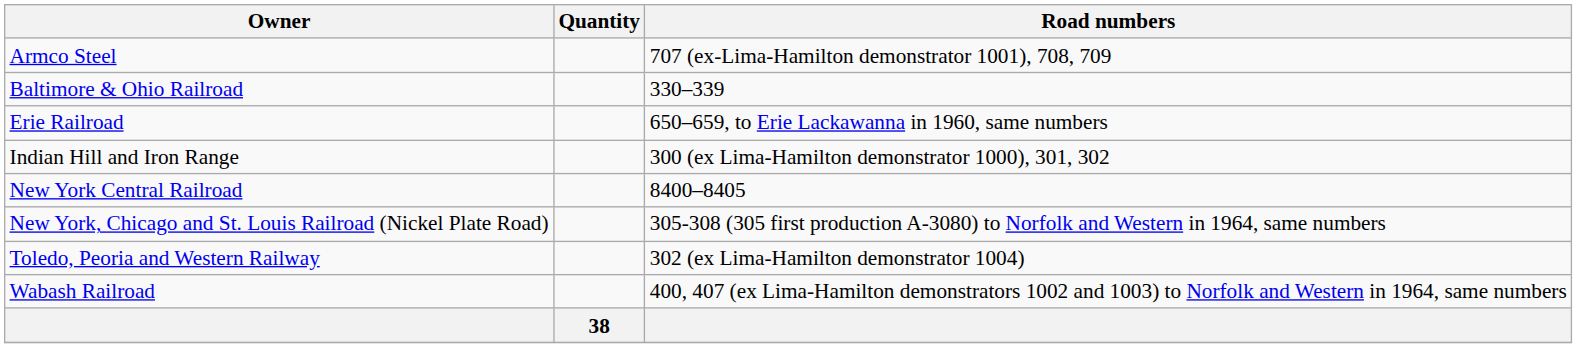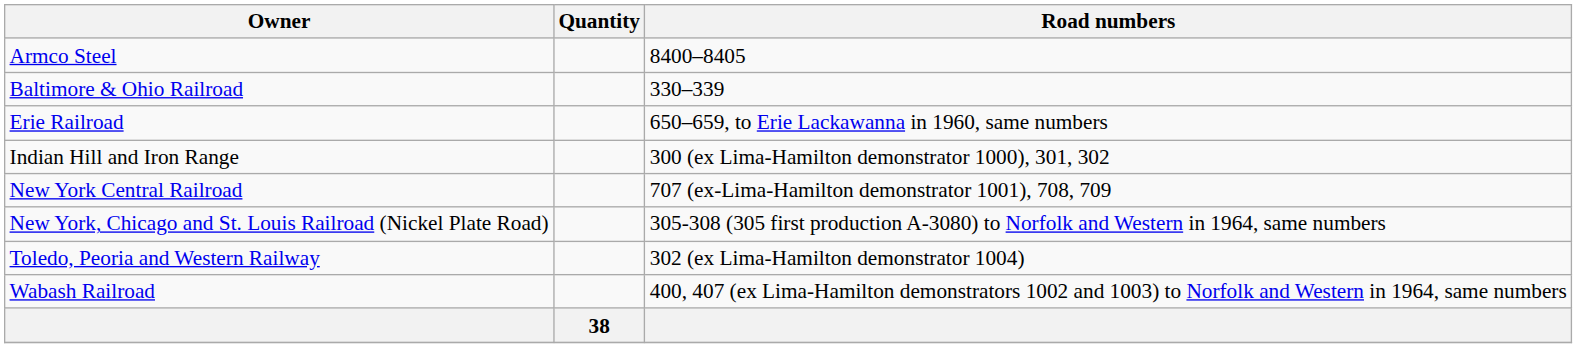(881, 55) 707 (ex-Lima-Hamilton demonstrator 1001), 708, 709 -> (698, 55) 8400–8405
(698, 190) 8400–8405 -> (881, 190) 707 (ex-Lima-Hamilton demonstrator 1001), 708, 709
